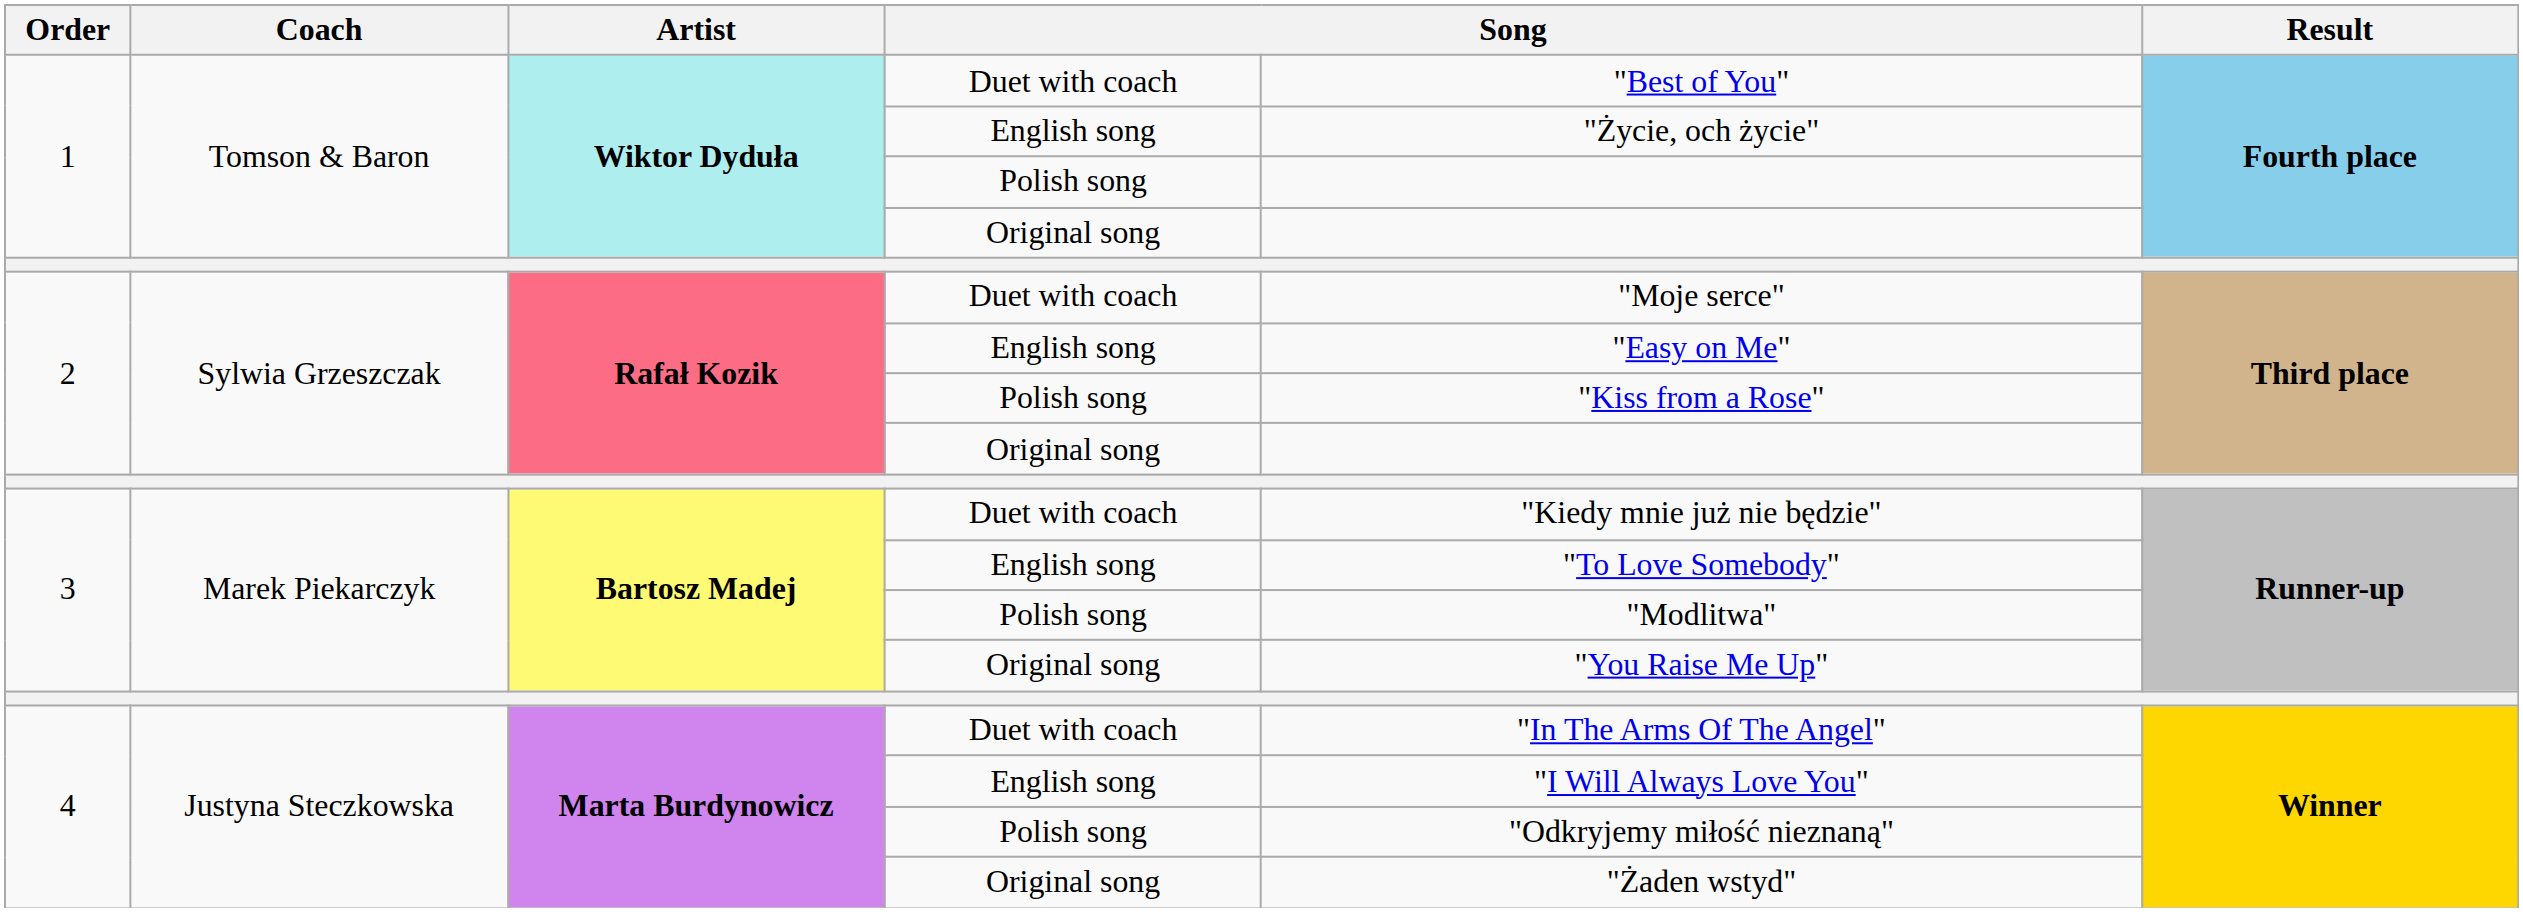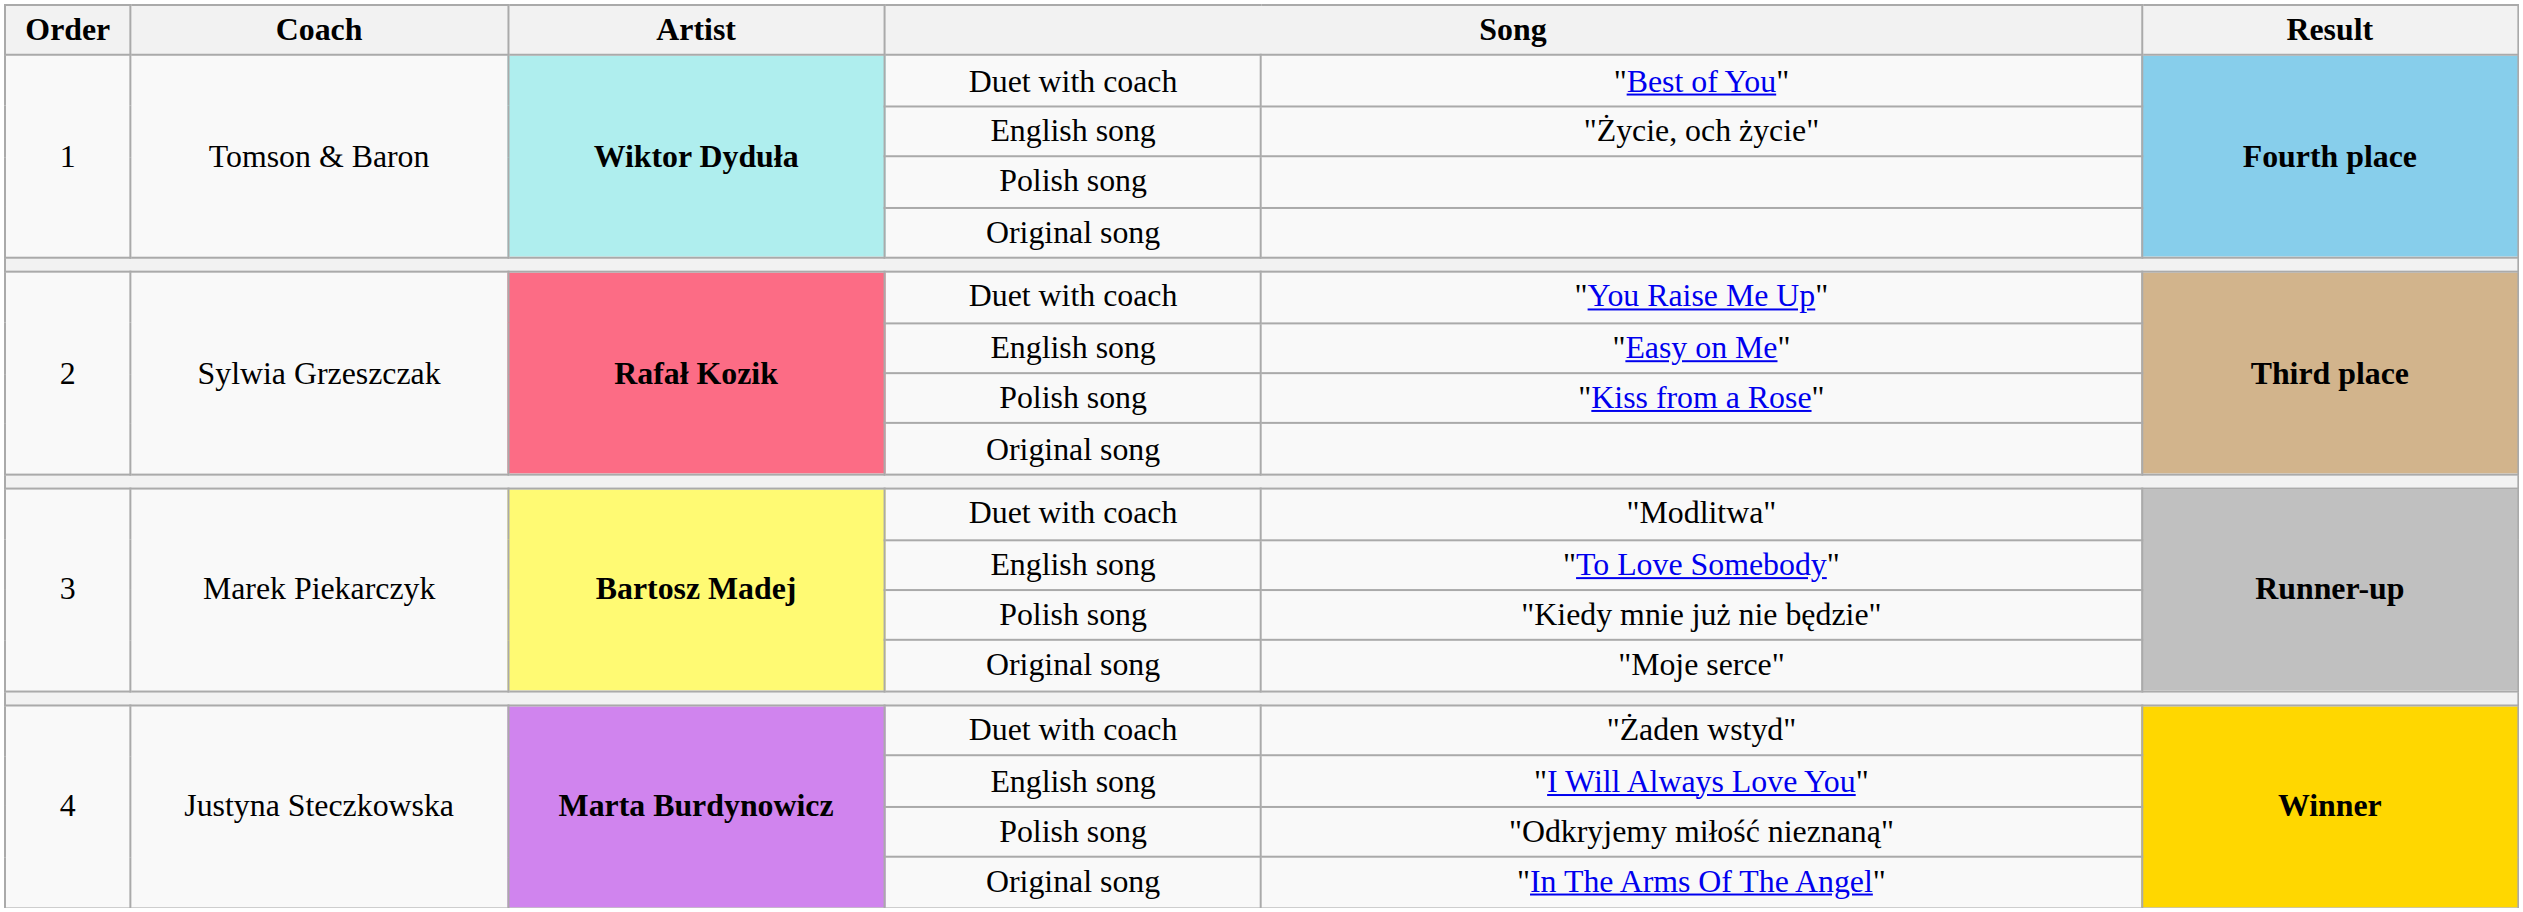(1701, 296) "Moje serce" -> (1701, 296) "You Raise Me Up"
(1701, 513) "Kiedy mnie już nie będzie" -> (1701, 513) "Modlitwa"
(1701, 614) "Modlitwa" -> (1701, 614) "Kiedy mnie już nie będzie"
(1701, 665) "You Raise Me Up" -> (1701, 665) "Moje serce"
(1701, 730) "In The Arms Of The Angel" -> (1701, 730) "Żaden wstyd"
(1701, 881) "Żaden wstyd" -> (1701, 881) "In The Arms Of The Angel"
